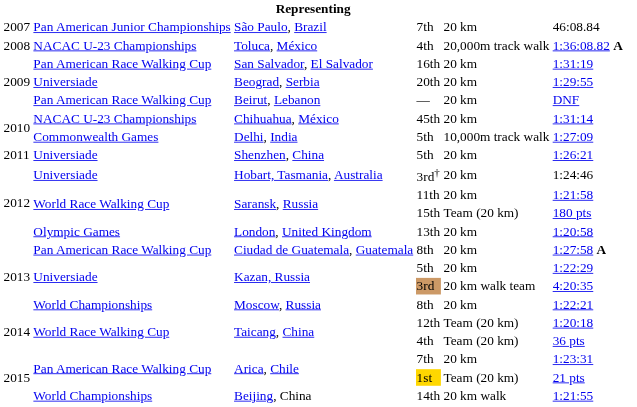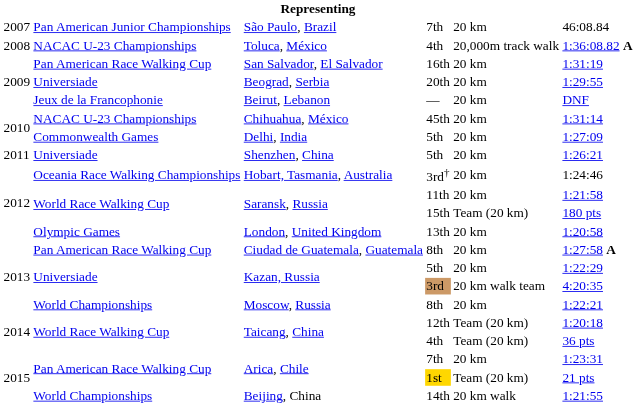(122, 100) Pan American Race Walking Cup -> (98, 100) Jeux de la Francophonie
(496, 136) 10,000m track walk -> (470, 136) 20 km
(65, 175) Universiade -> (137, 175) Oceania Race Walking Championships
